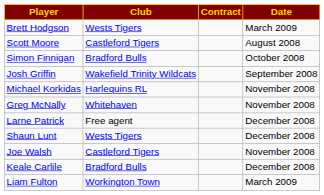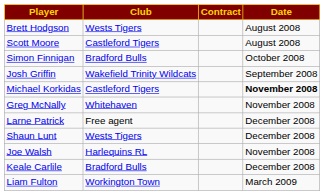(271, 27) March 2009 -> (273, 27) August 2008
(116, 89) Harlequins RL -> (122, 89) Castleford Tigers
(280, 89) normal -> (281, 89) bold
(122, 151) Castleford Tigers -> (116, 151) Harlequins RL
